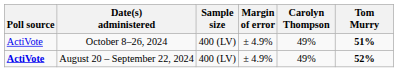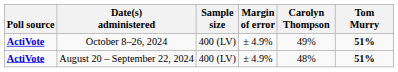(25, 42) normal -> (26, 42) bold
(306, 59) 49% -> (306, 59) 48%
(364, 59) 52% -> (364, 59) 51%
